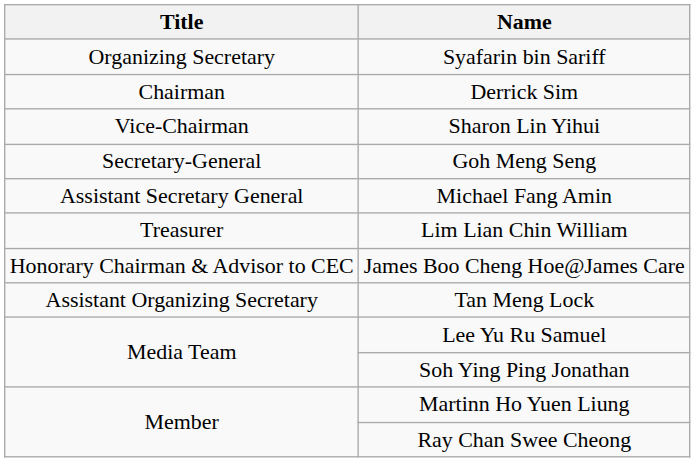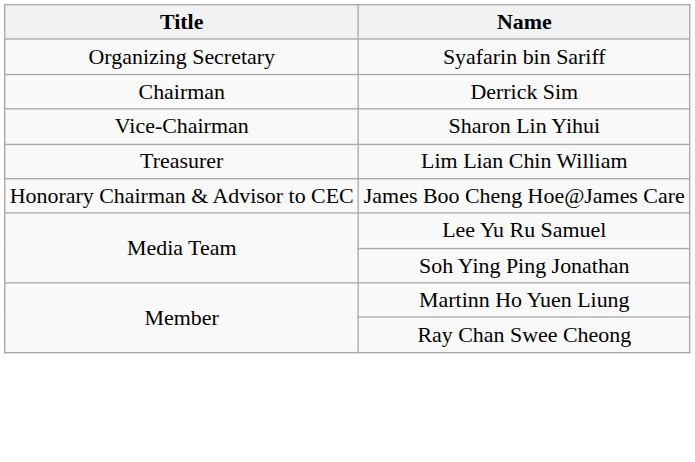- row: (524, 160)
- row: (524, 195)
- row: (524, 299)
